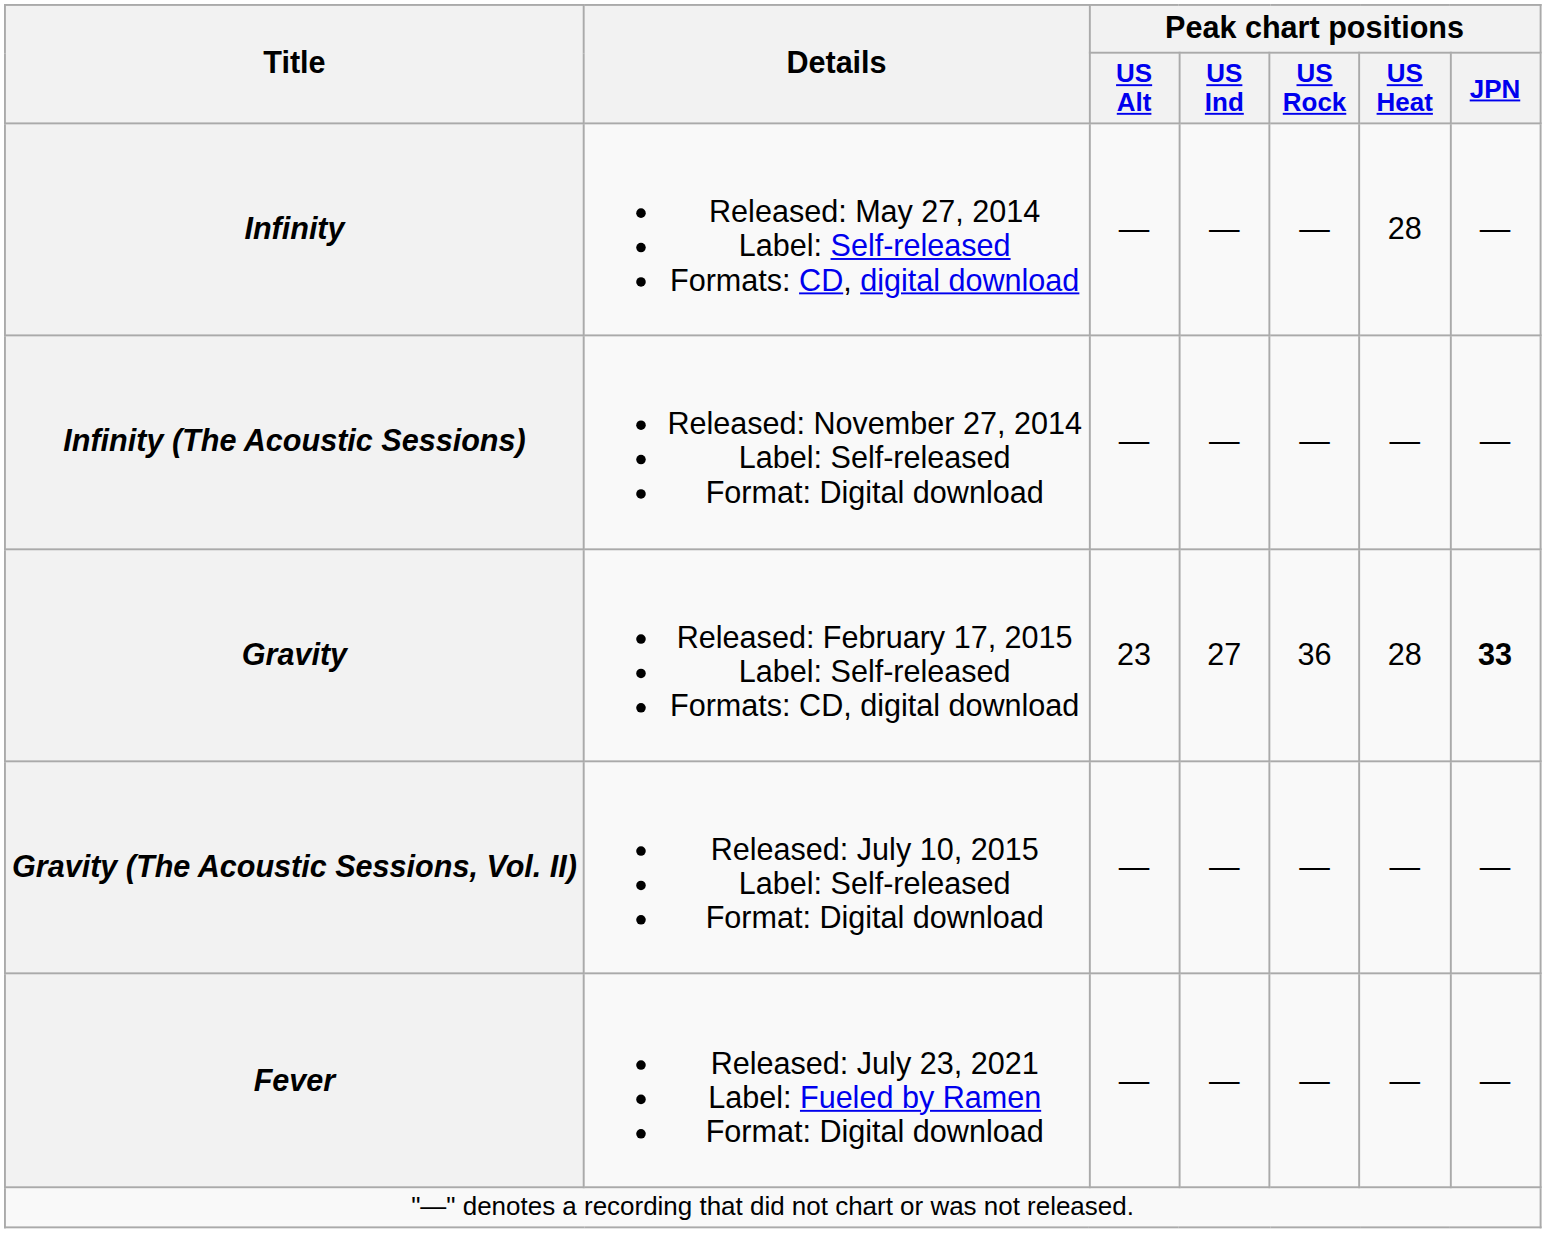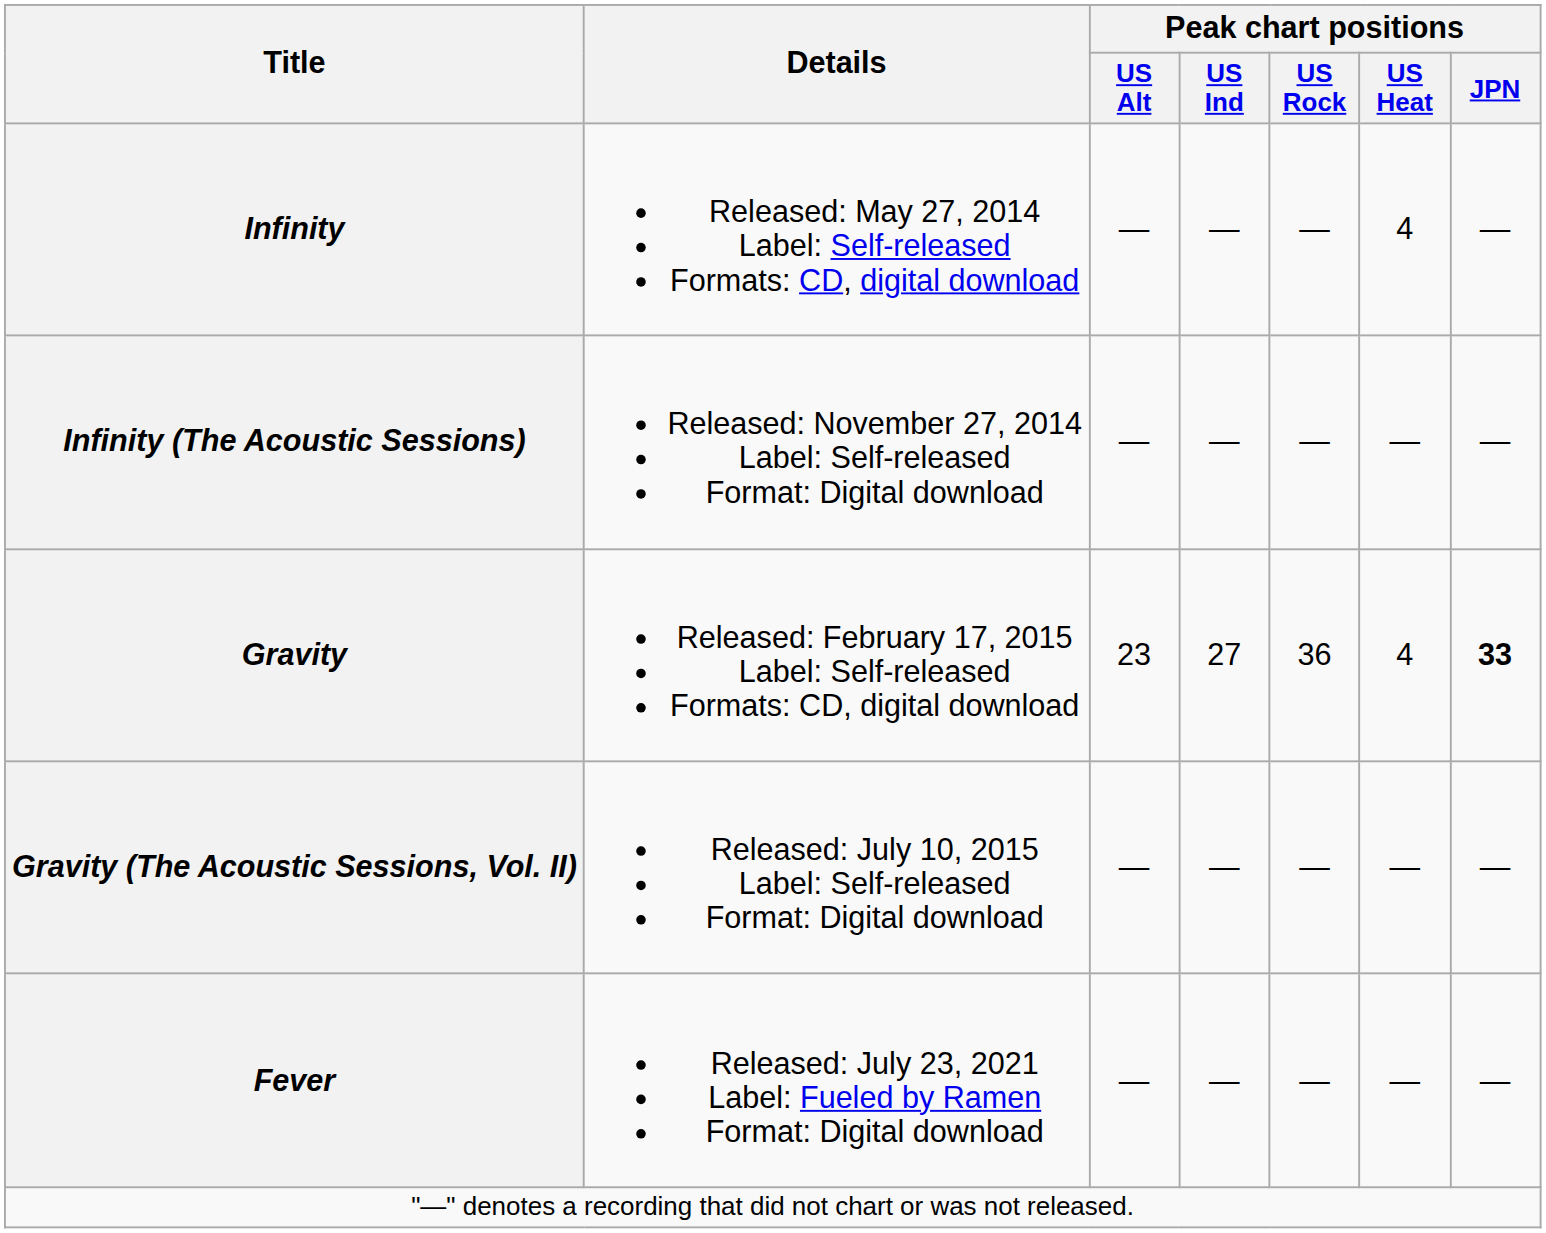(1405, 228) 28 -> (1405, 228) 4
(1405, 654) 28 -> (1405, 654) 4
